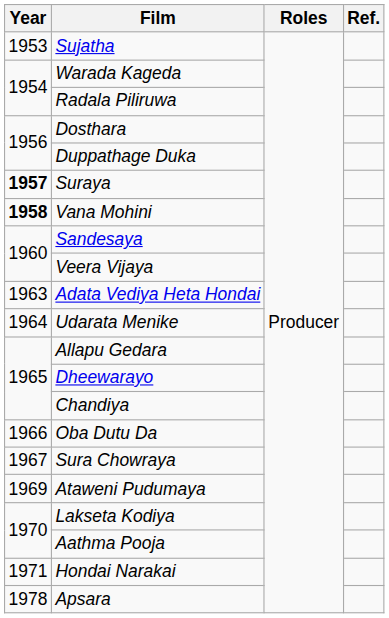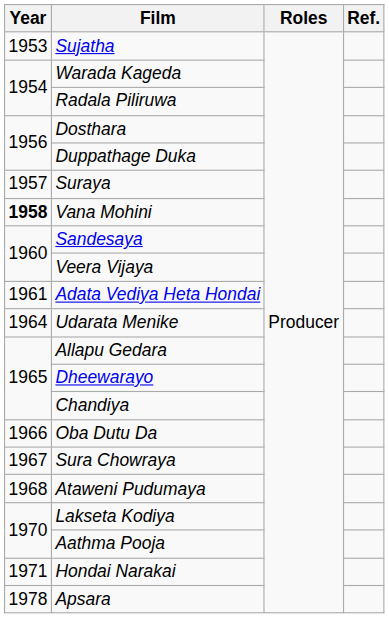(28, 184) bold -> (28, 184) normal
(28, 294) 1963 -> (28, 294) 1961
(28, 488) 1969 -> (28, 488) 1968
